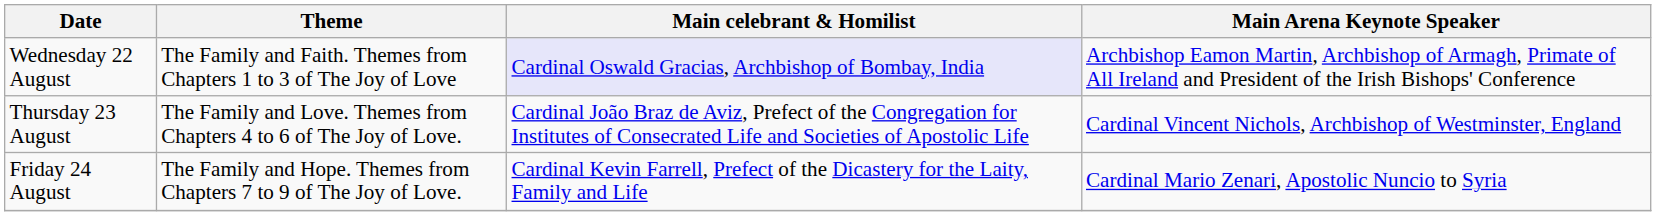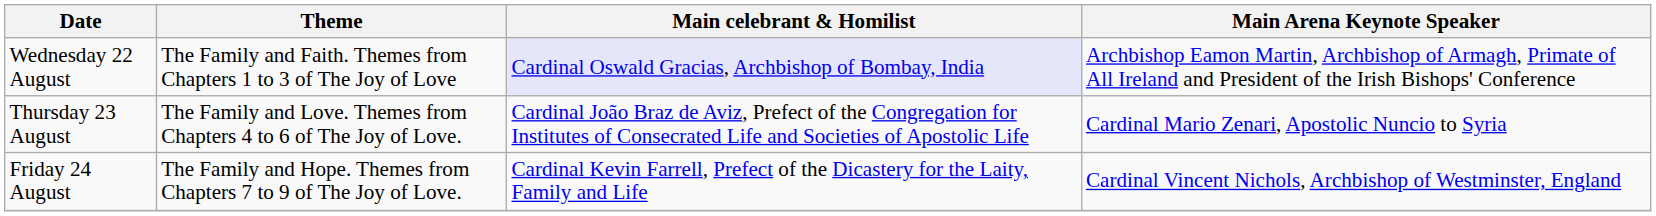(1354, 123) Cardinal Vincent Nichols, Archbishop of Westminster, England -> (1296, 123) Cardinal Mario Zenari, Apostolic Nuncio to Syria
(1296, 181) Cardinal Mario Zenari, Apostolic Nuncio to Syria -> (1354, 181) Cardinal Vincent Nichols, Archbishop of Westminster, England
